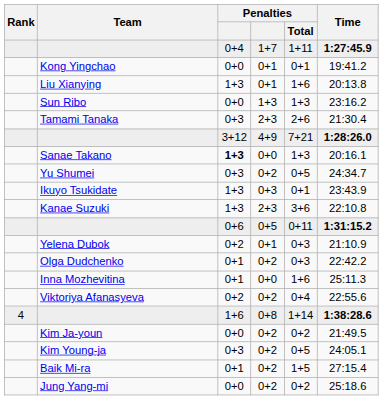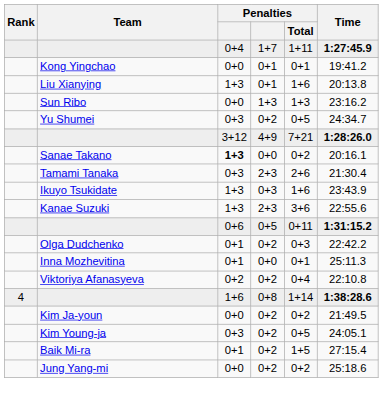rows swapped: (67, 173) <-> (79, 119)
(301, 155) 1+3 -> (301, 155) 0+2
(301, 191) 0+1 -> (301, 191) 1+6
(348, 208) 22:10.8 -> (348, 208) 22:55.6
- row: (75, 244)
(301, 279) 1+6 -> (301, 262) 0+1
(348, 297) 22:55.6 -> (348, 279) 22:10.8
